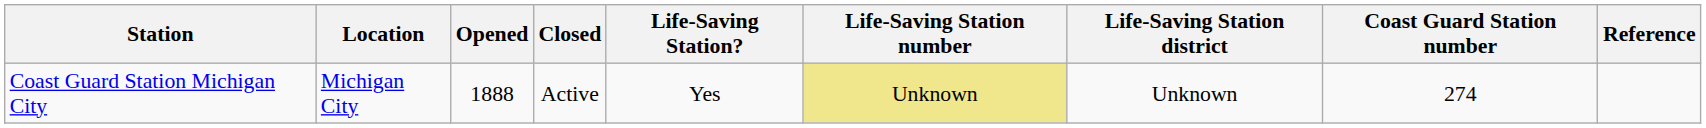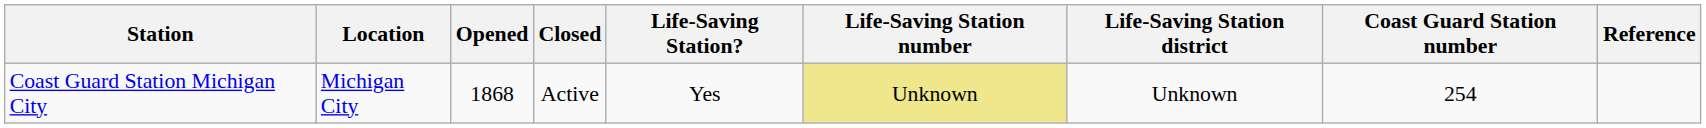(492, 92) 1888 -> (492, 92) 1868
(1460, 92) 274 -> (1460, 92) 254
